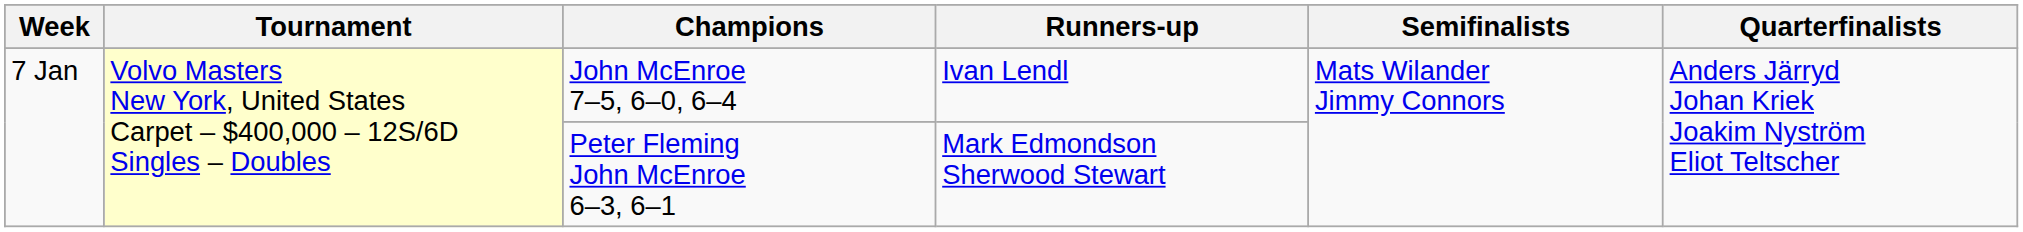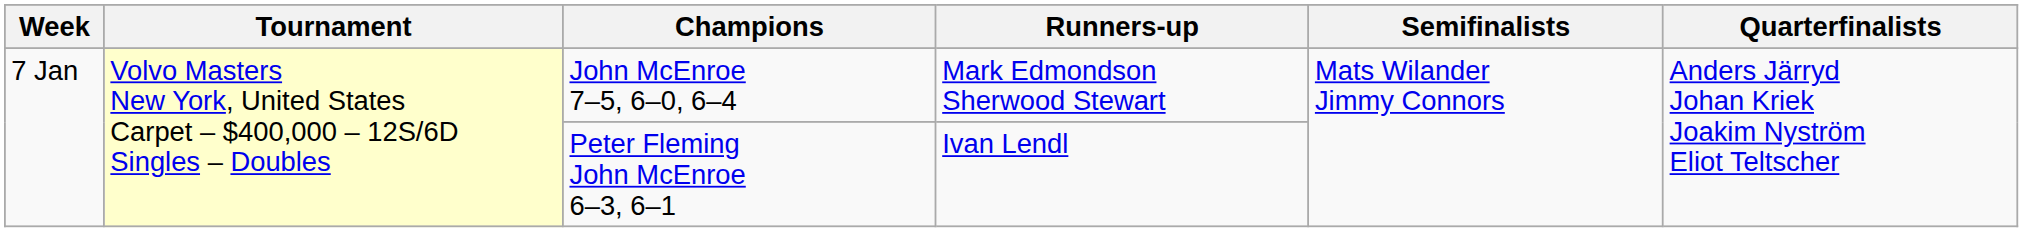(1005, 70) Ivan Lendl -> (1054, 85) Mark Edmondson Sherwood Stewart
(1054, 159) Mark Edmondson Sherwood Stewart -> (1005, 144) Ivan Lendl
